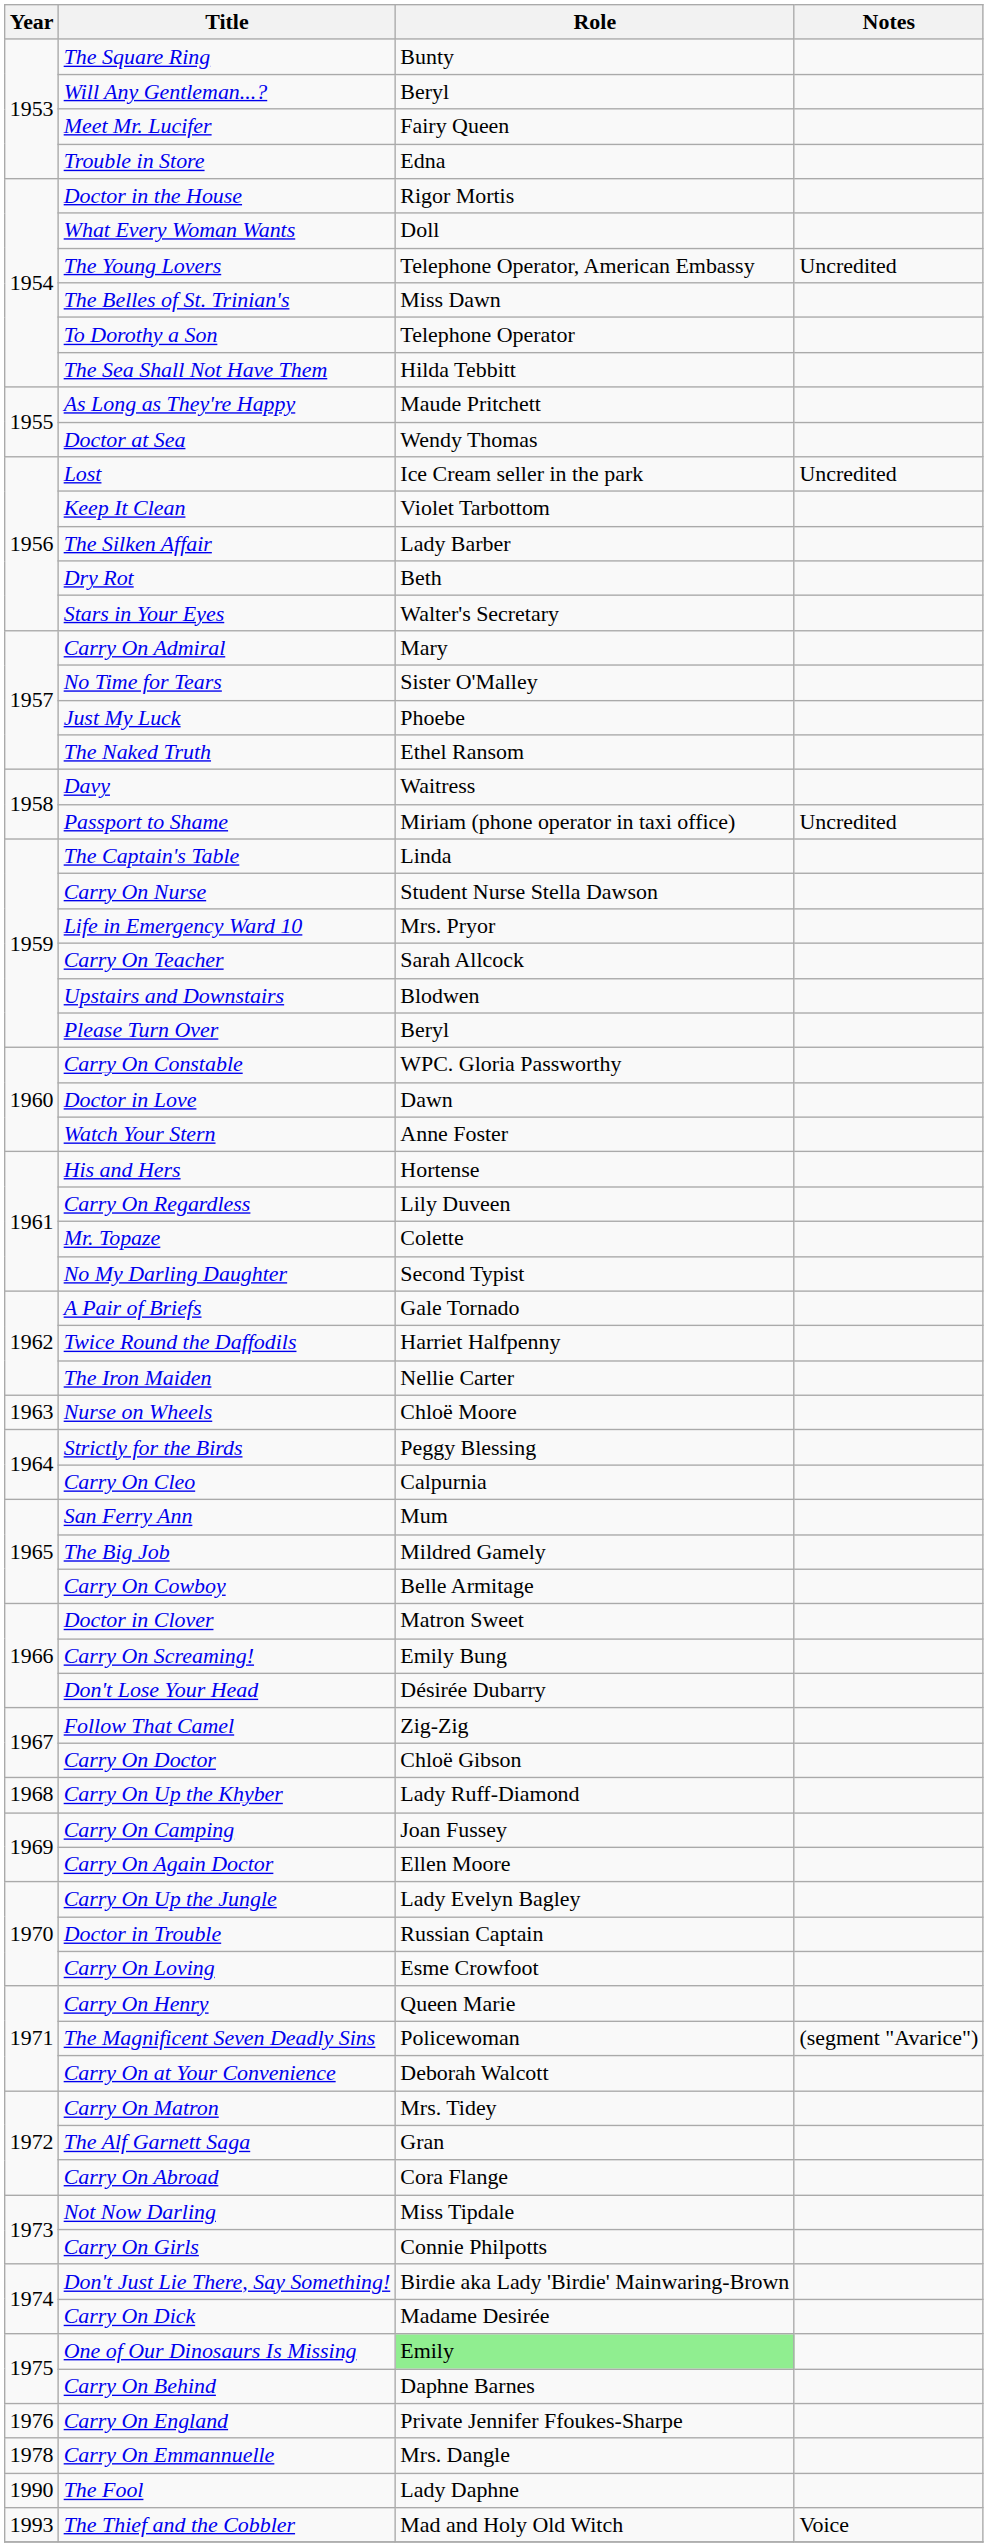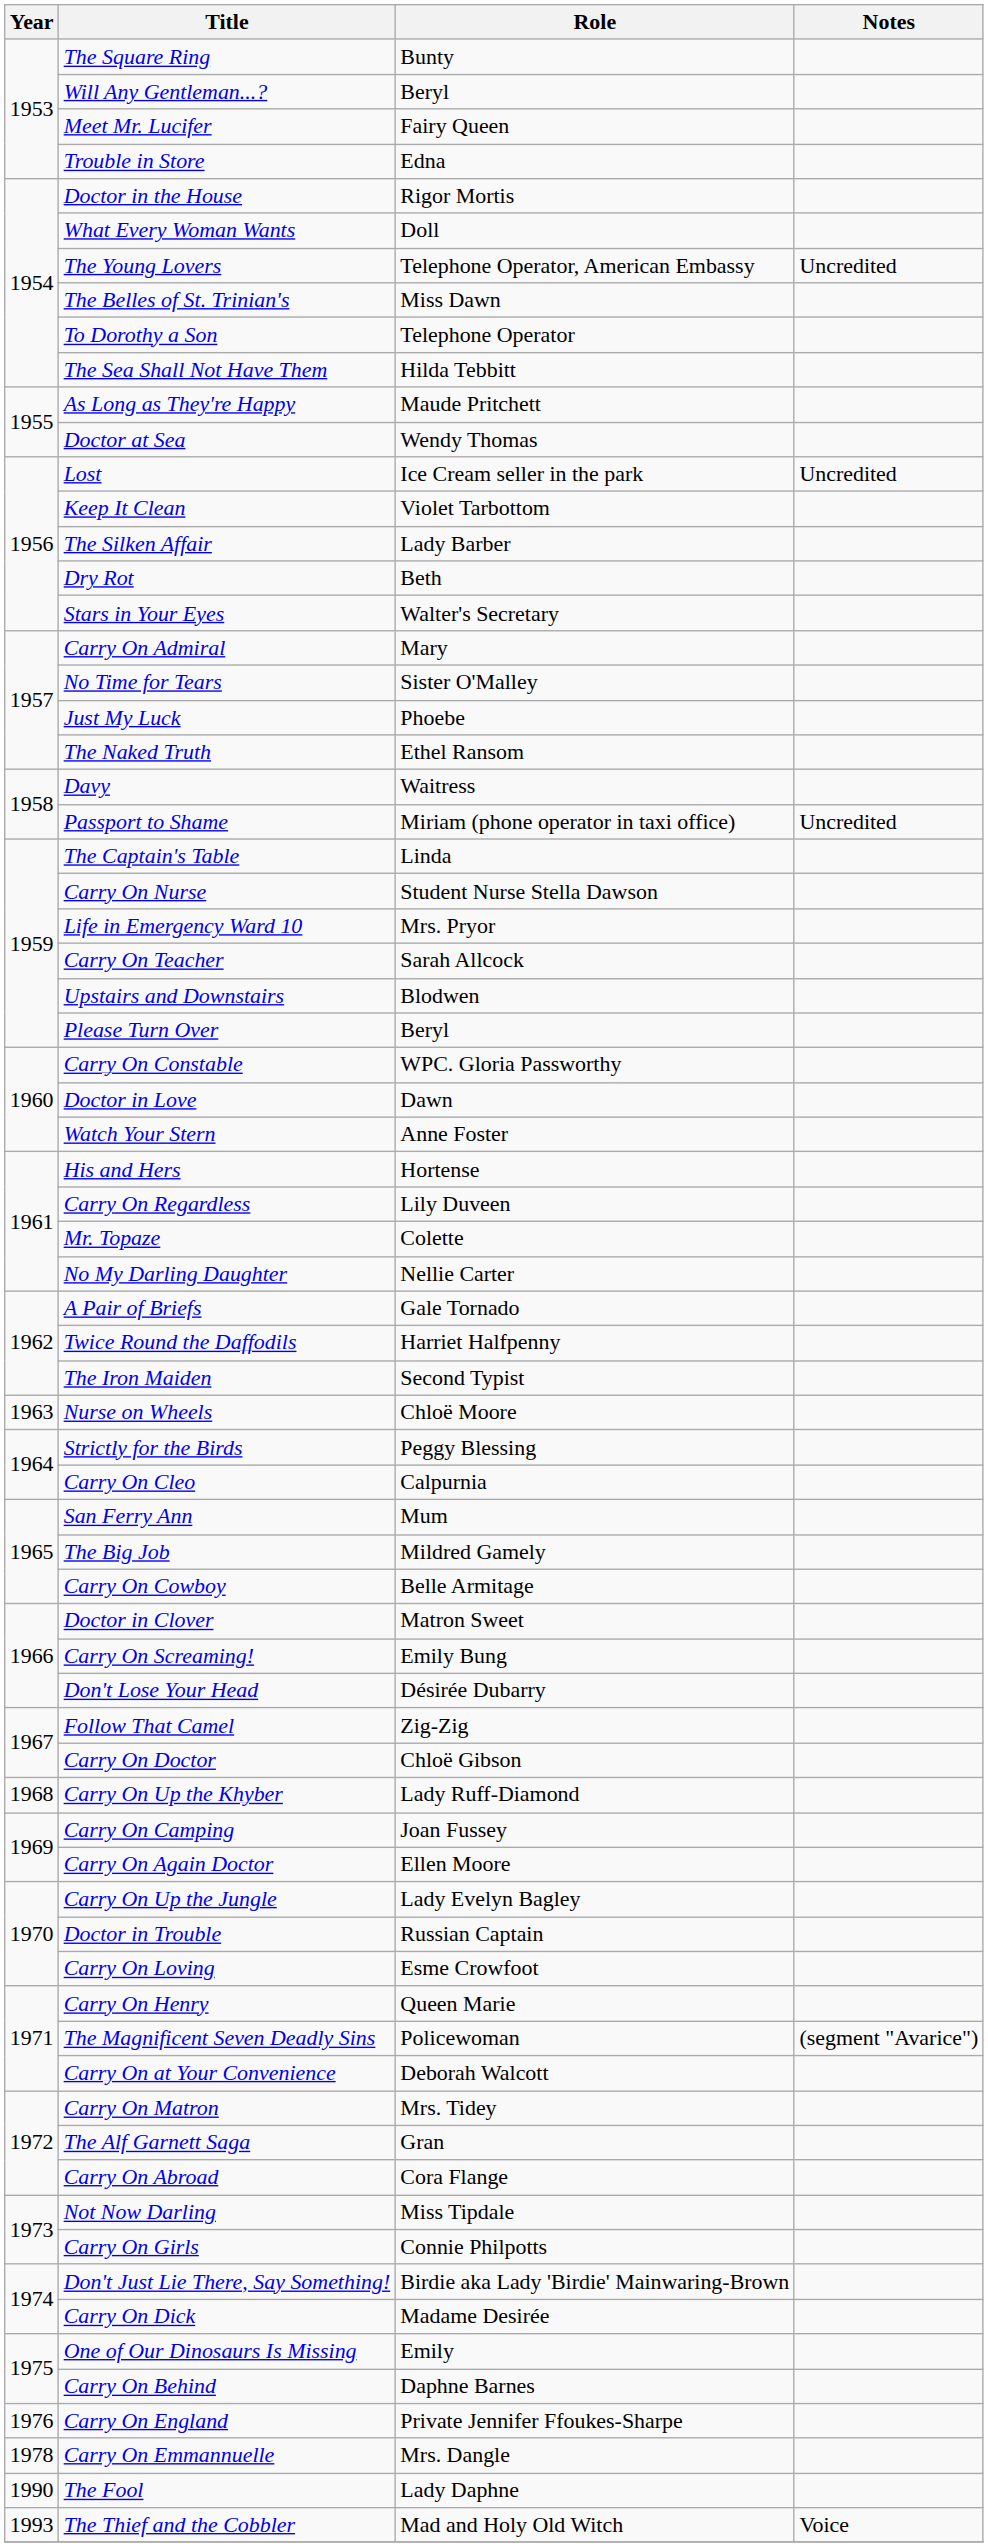(462, 1273) Second Typist -> (457, 1273) Nellie Carter
(457, 1377) Nellie Carter -> (462, 1377) Second Typist
(427, 2351) lightgreen background -> (427, 2351) no background
